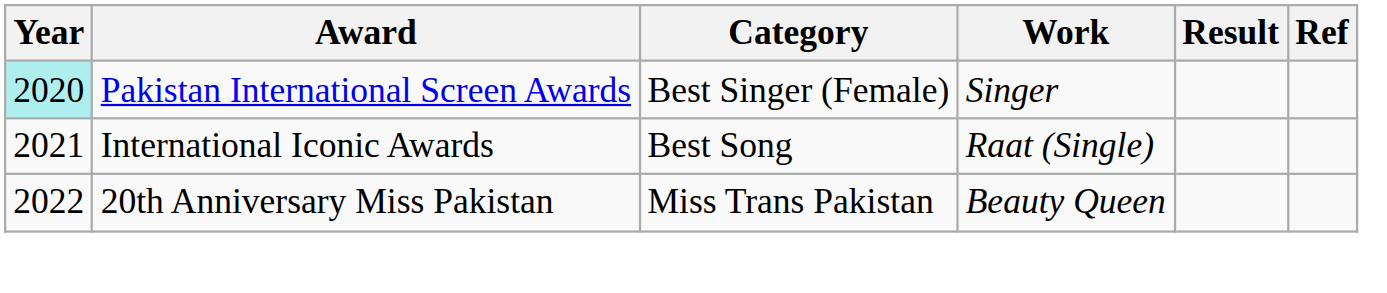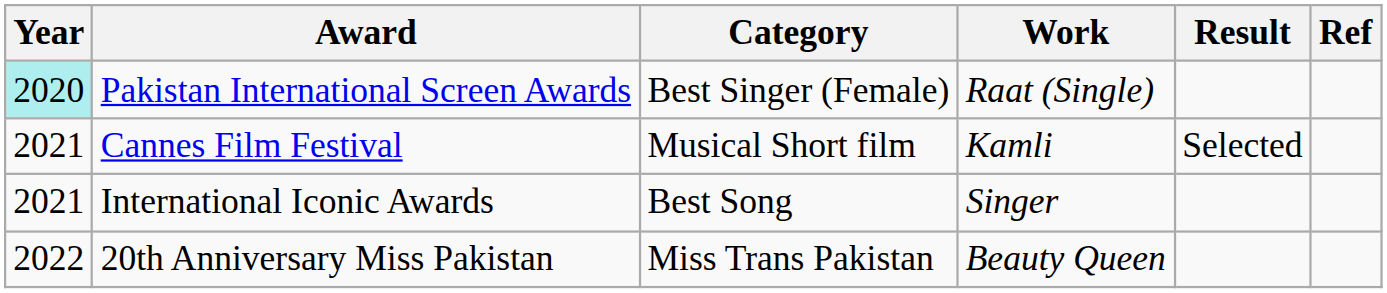(1012, 88) Singer -> (1060, 88) Raat (Single)
+ row: (252, 145)
(1060, 145) Raat (Single) -> (1012, 201) Singer
